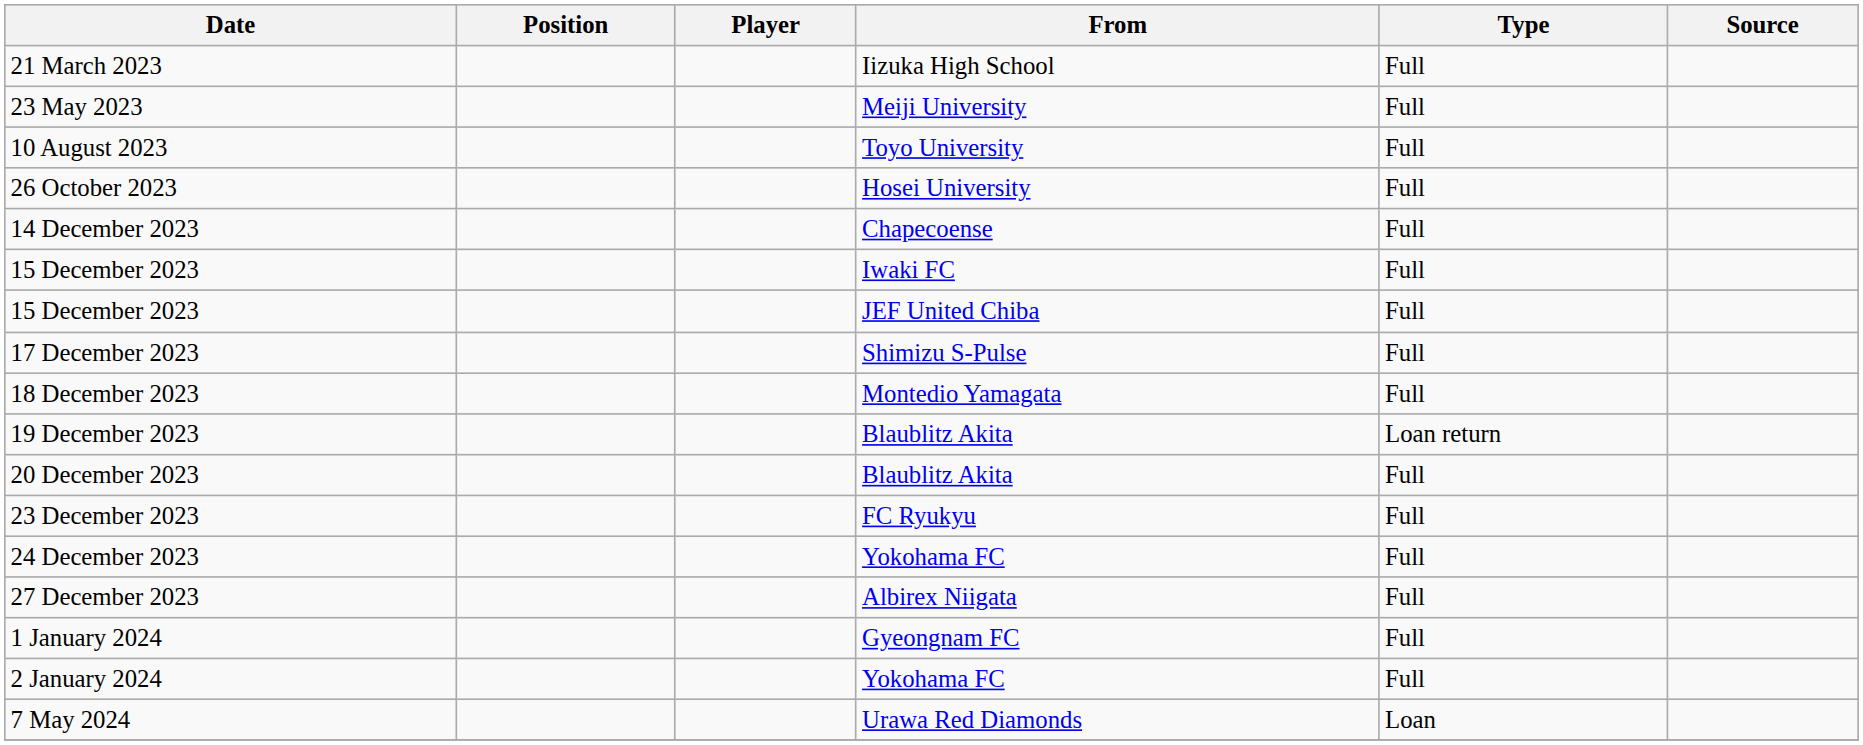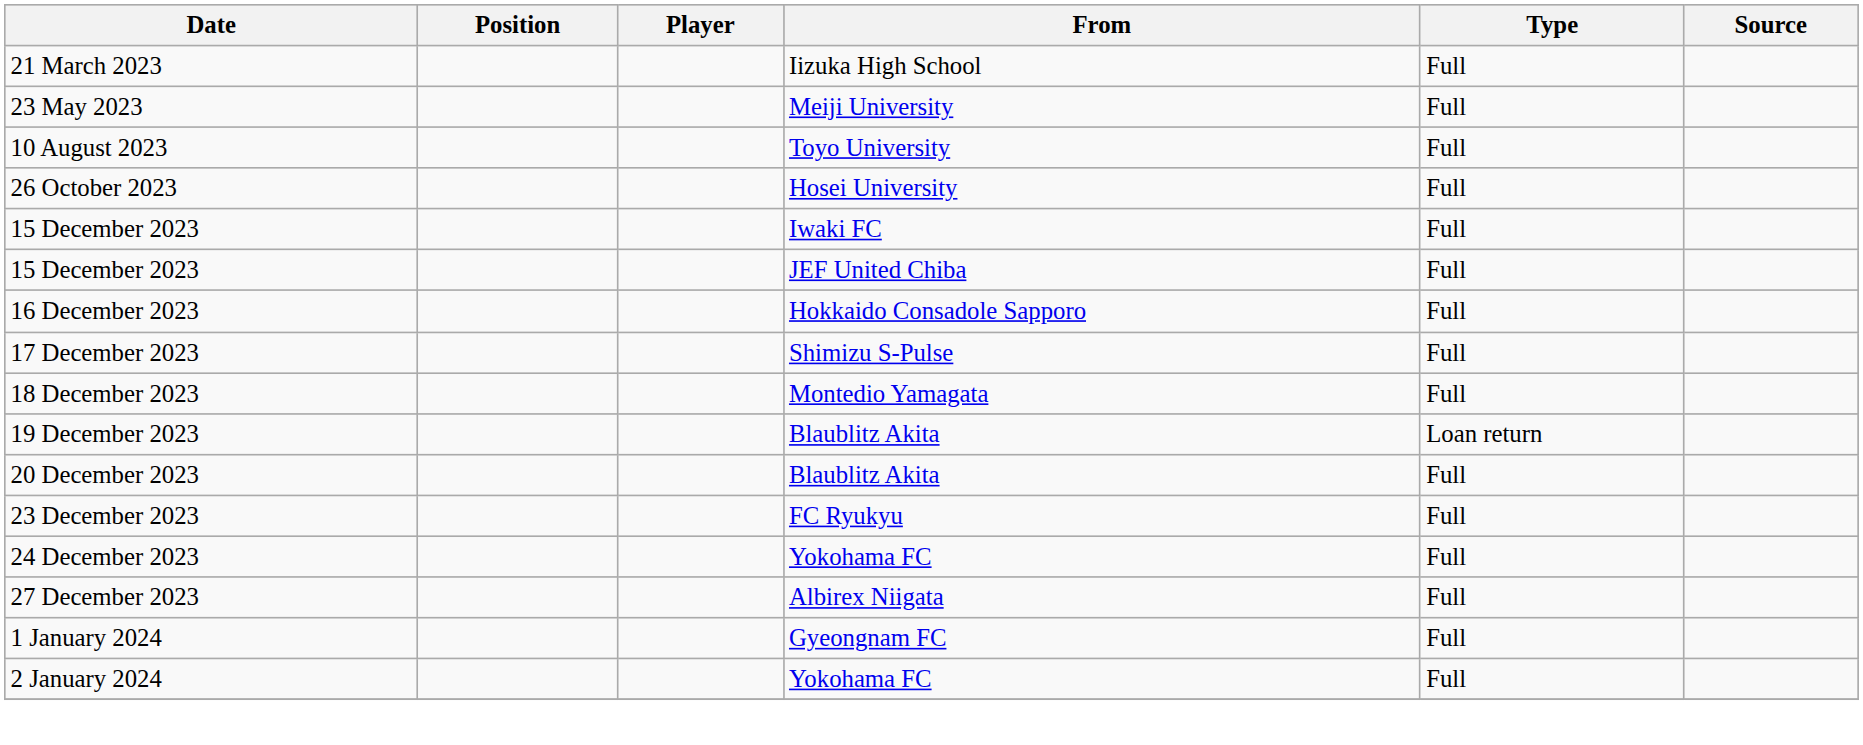- row: (105, 229)
+ row: (105, 311)
- row: (70, 719)
